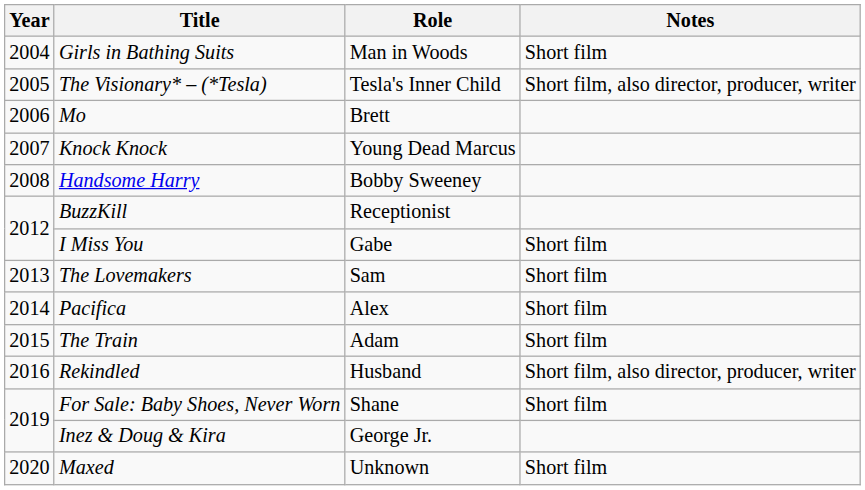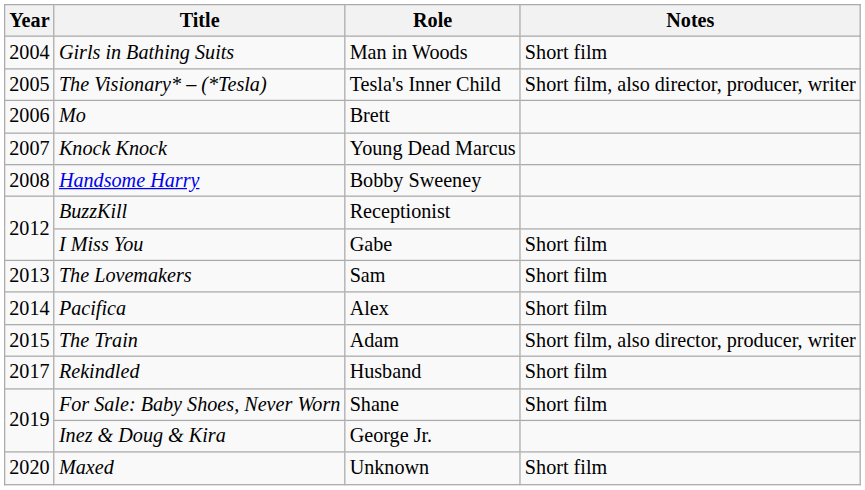(566, 340) Short film -> (690, 340) Short film, also director, producer, writer
(29, 372) 2016 -> (29, 372) 2017
(690, 372) Short film, also director, producer, writer -> (566, 372) Short film
